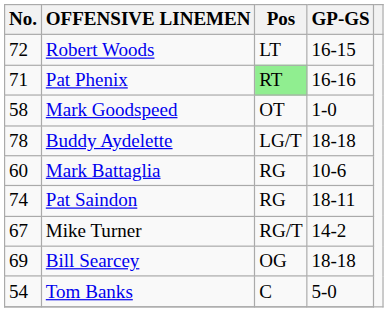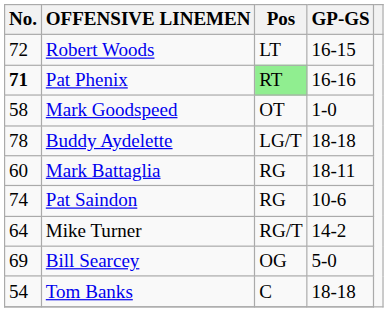(19, 79) normal -> (19, 79) bold
(329, 170) 10-6 -> (333, 170) 18-11
(333, 200) 18-11 -> (329, 200) 10-6
(19, 230) 67 -> (19, 230) 64
(334, 261) 18-18 -> (324, 261) 5-0
(324, 291) 5-0 -> (334, 291) 18-18
